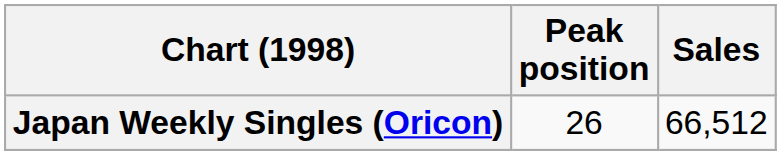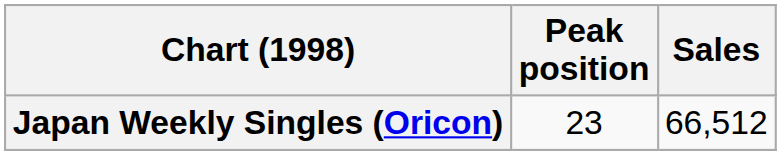(584, 122) 26 -> (584, 122) 23
